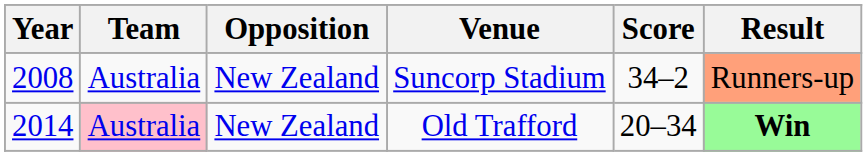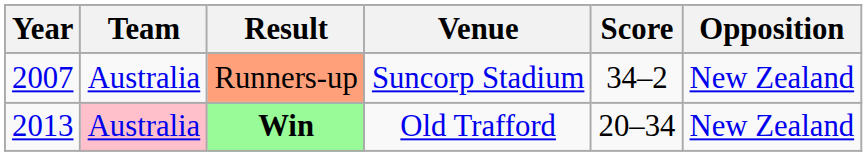columns swapped: (297, 28) <-> (782, 28)
(43, 77) 2008 -> (43, 77) 2007
(43, 126) 2014 -> (43, 126) 2013
